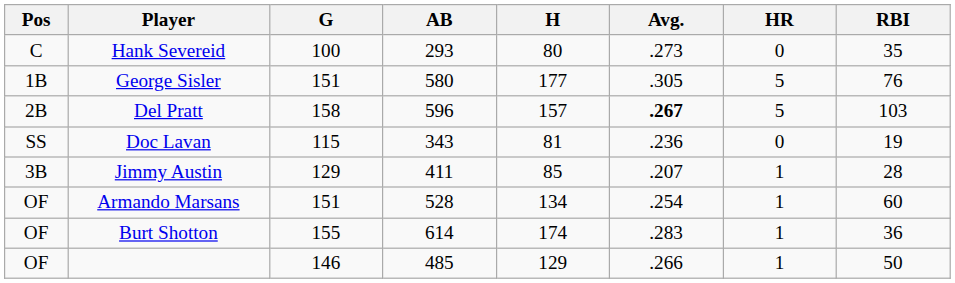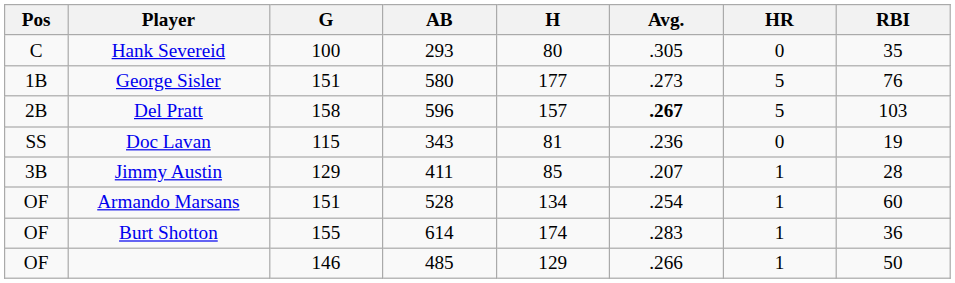(666, 50) .273 -> (666, 50) .305
(666, 80) .305 -> (666, 80) .273
